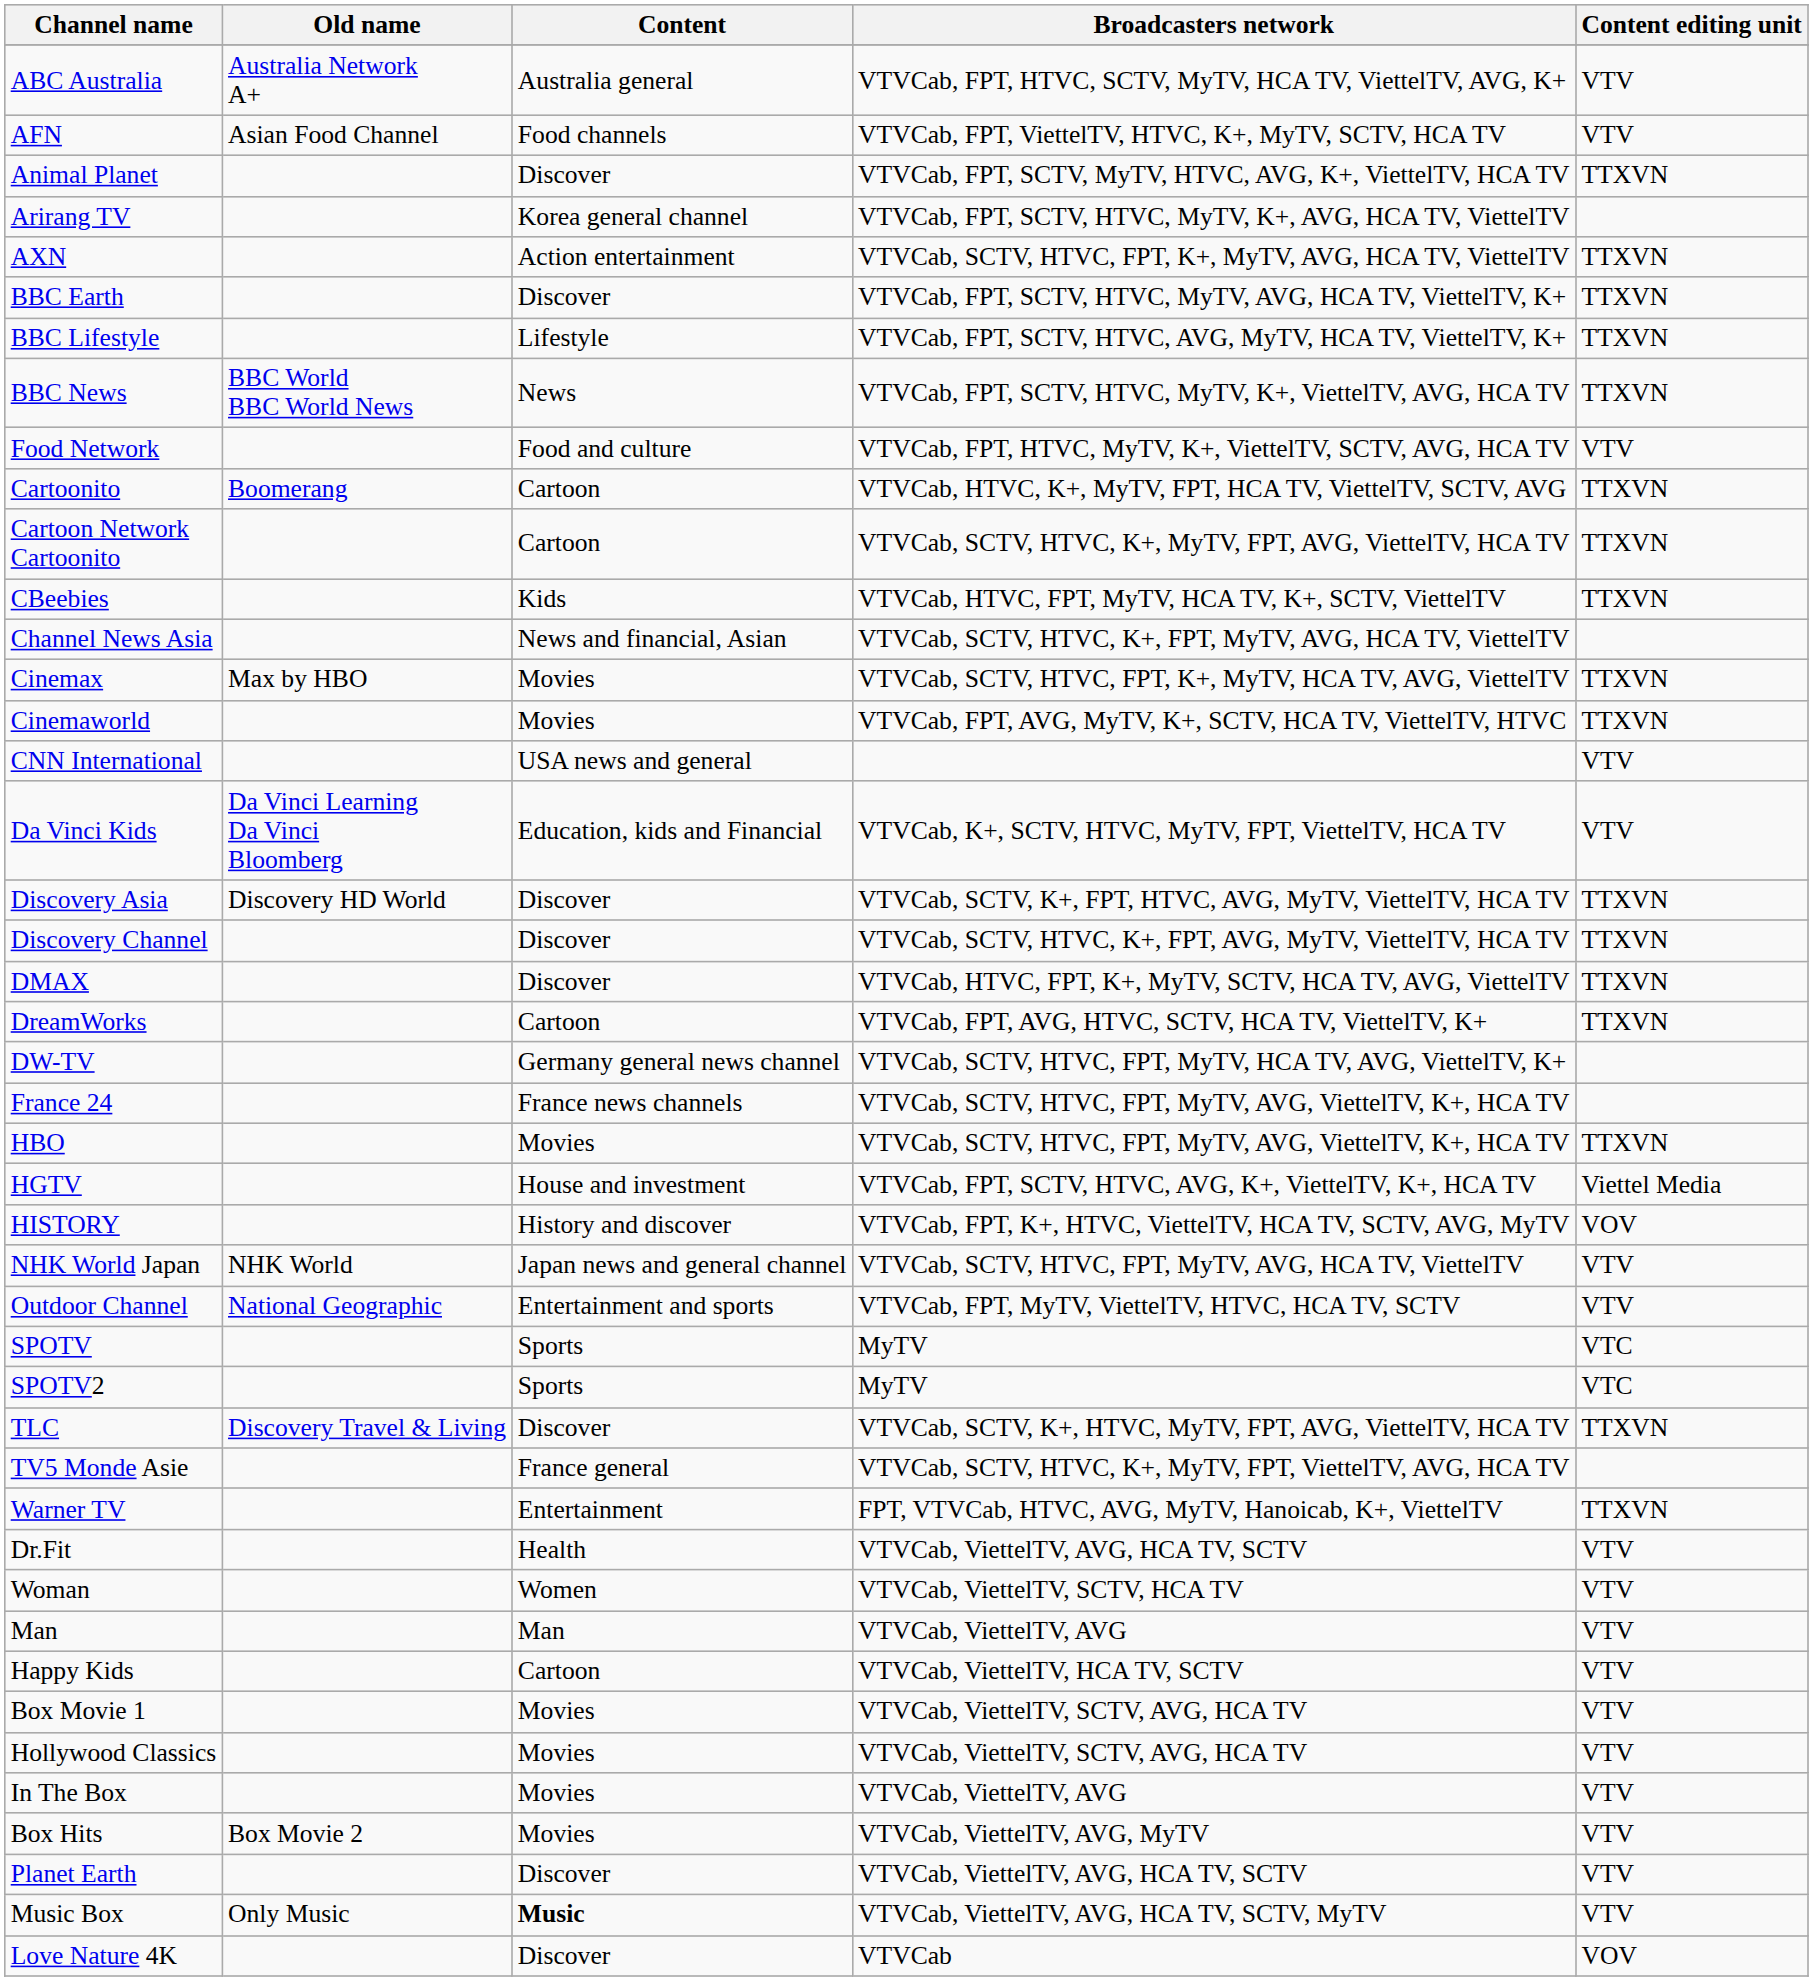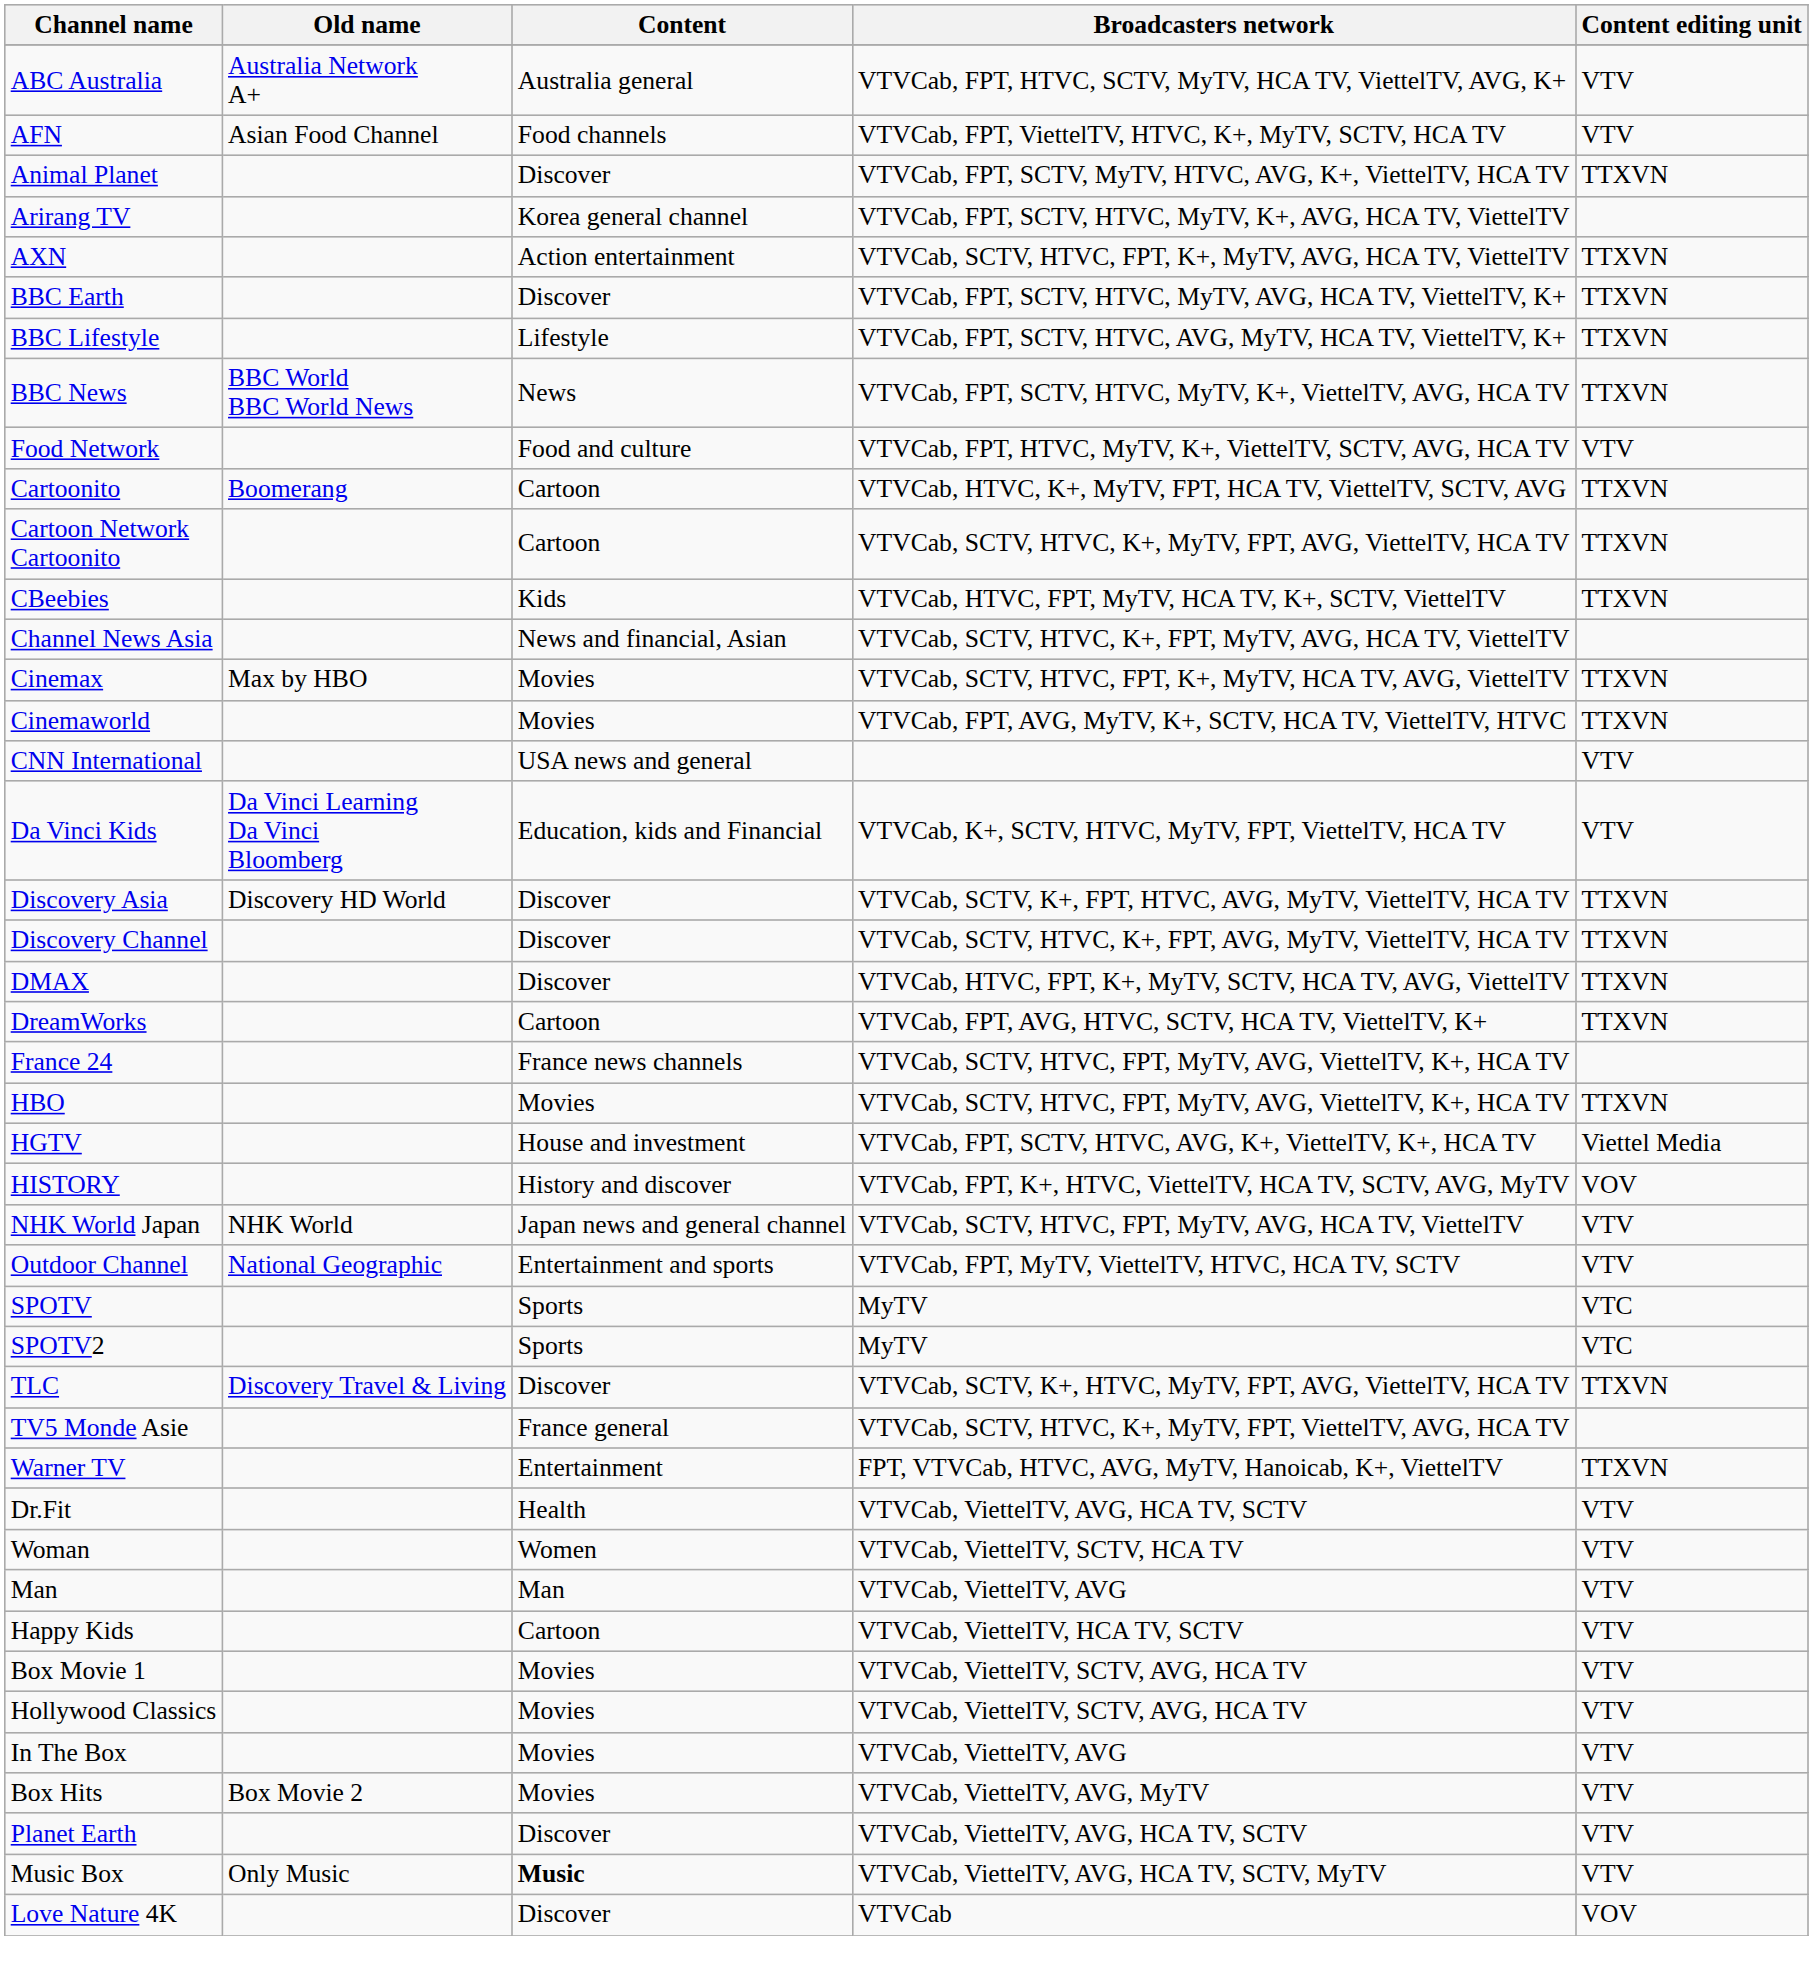- row: (53, 1062)
